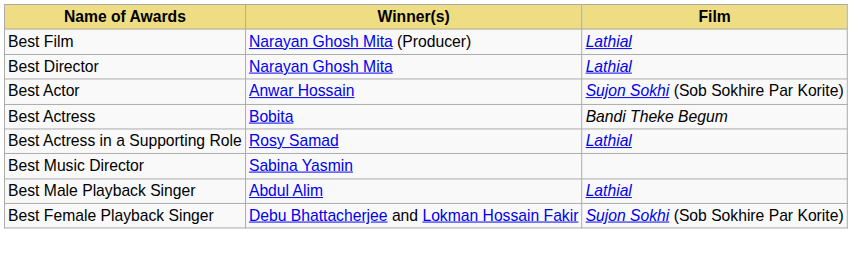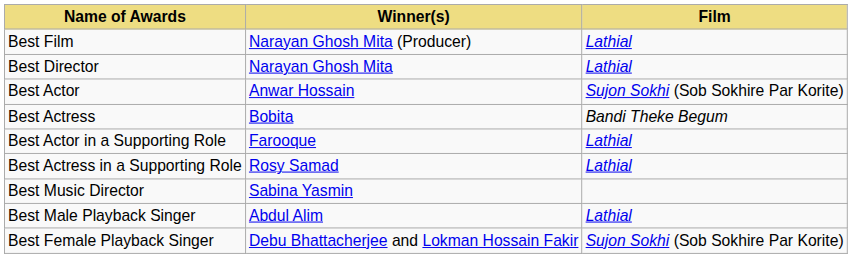+ row: (117, 141)
